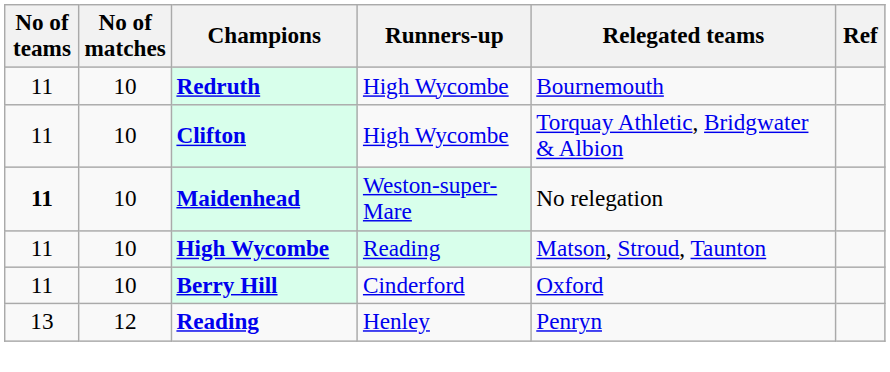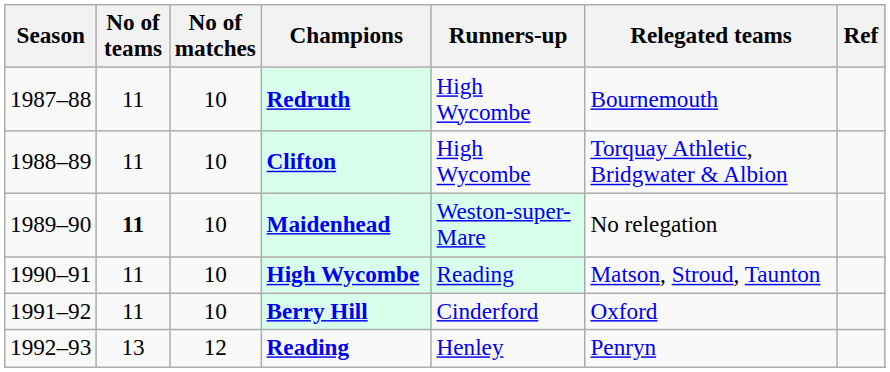+ column: (51, 35)
